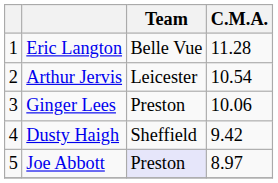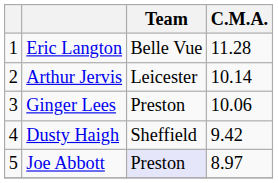(231, 76) 10.54 -> (231, 76) 10.14
